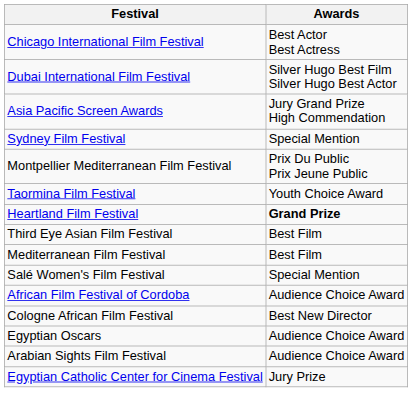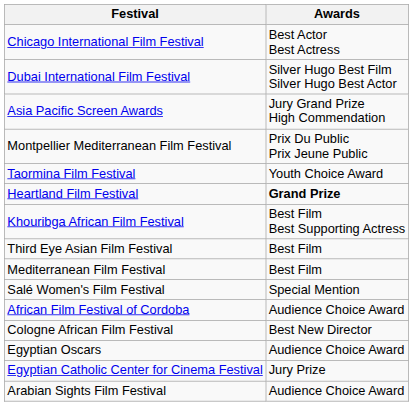- row: (66, 139)
+ row: (96, 221)
rows swapped: (135, 376) <-> (87, 356)
